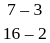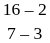rows swapped: (25, 33) <-> (25, 9)
